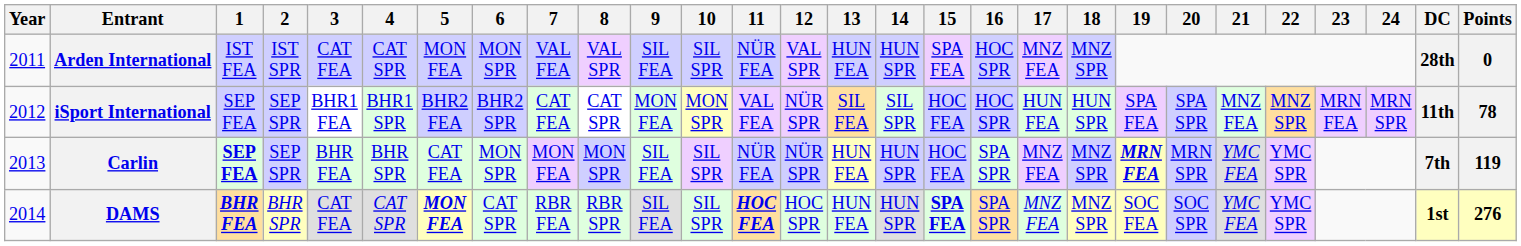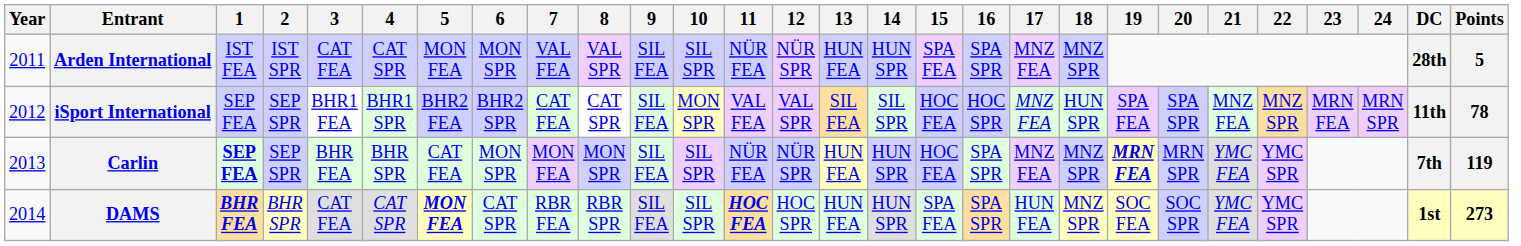(804, 59) VAL SPR -> (796, 59) NÜR SPR
(994, 59) HOC SPR -> (986, 59) SPA SPR
(1488, 59) 0 -> (1479, 59) 5
(656, 111) MON FEA -> (651, 111) SIL FEA
(804, 111) NÜR SPR -> (796, 111) VAL SPR
(1042, 111) HUN FEA -> (1034, 111) MNZ FEA
(947, 214) bold -> (939, 214) normal
(1042, 214) MNZ FEA -> (1034, 214) HUN FEA
(1488, 214) 276 -> (1479, 214) 273
